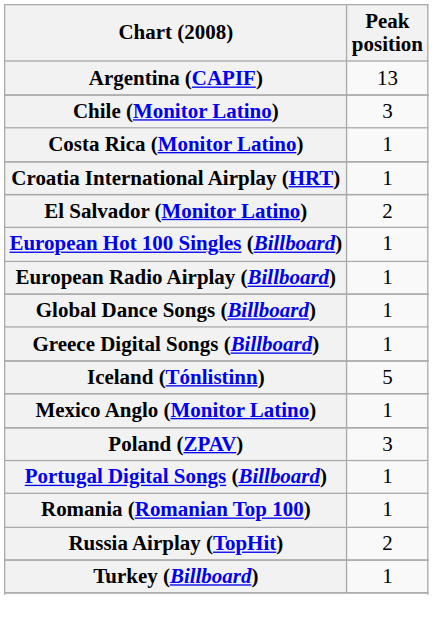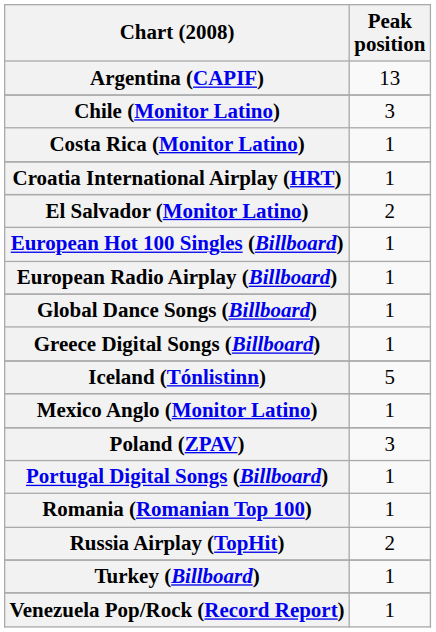+ row: (177, 609)
